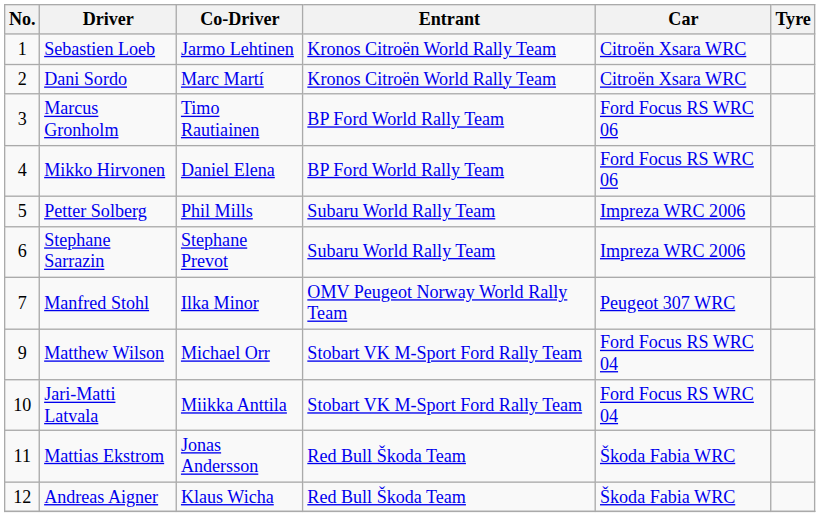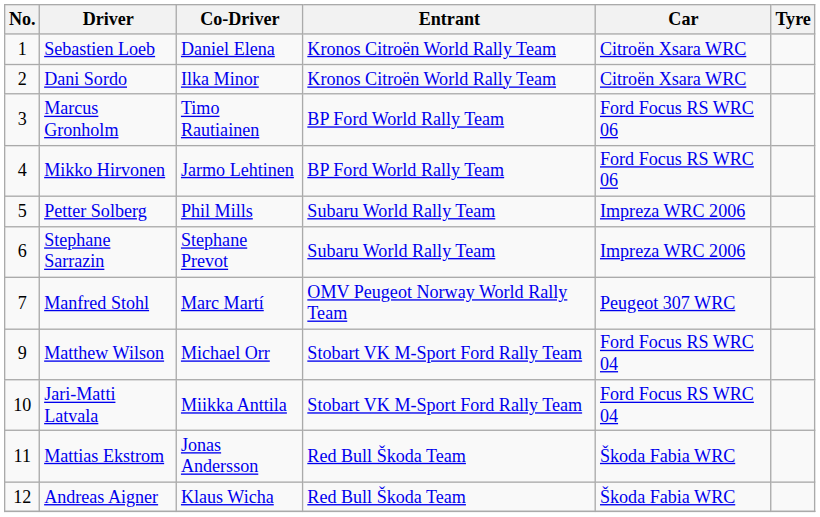(237, 48) Jarmo Lehtinen -> (228, 48) Daniel Elena
(222, 78) Marc Martí -> (220, 78) Ilka Minor
(228, 170) Daniel Elena -> (237, 170) Jarmo Lehtinen
(220, 302) Ilka Minor -> (222, 302) Marc Martí
